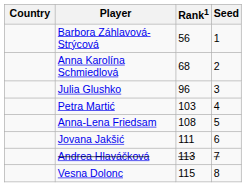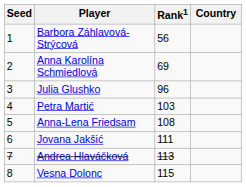columns swapped: (30, 14) <-> (226, 14)
(184, 67) 68 -> (163, 67) 69
